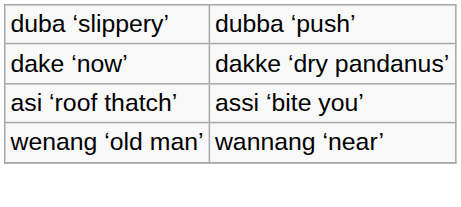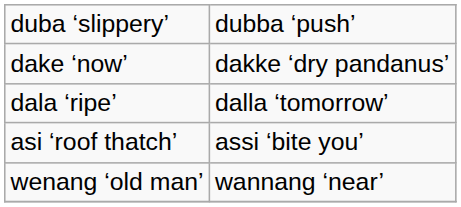+ row: (64, 102)
